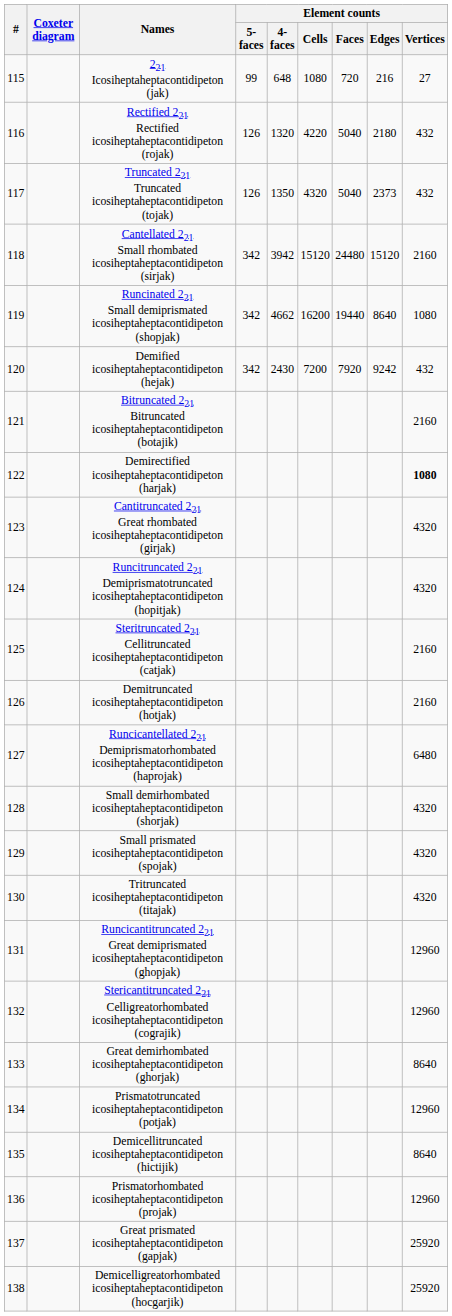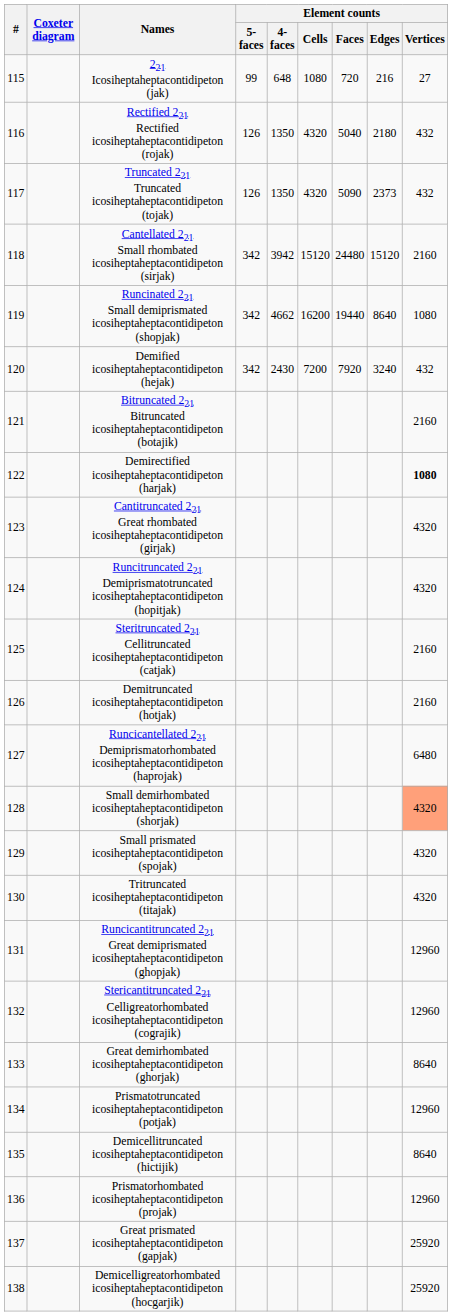(282, 133) 1320 -> (282, 133) 1350
(315, 133) 4220 -> (315, 133) 4320
(350, 194) 5040 -> (350, 194) 5090
(385, 368) 9242 -> (385, 368) 3240
(425, 808) no background -> (425, 808) lightsalmon background
